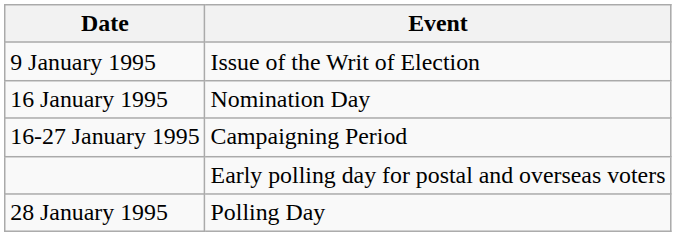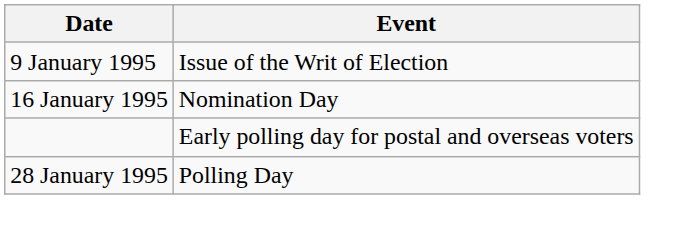- row: (105, 136)
